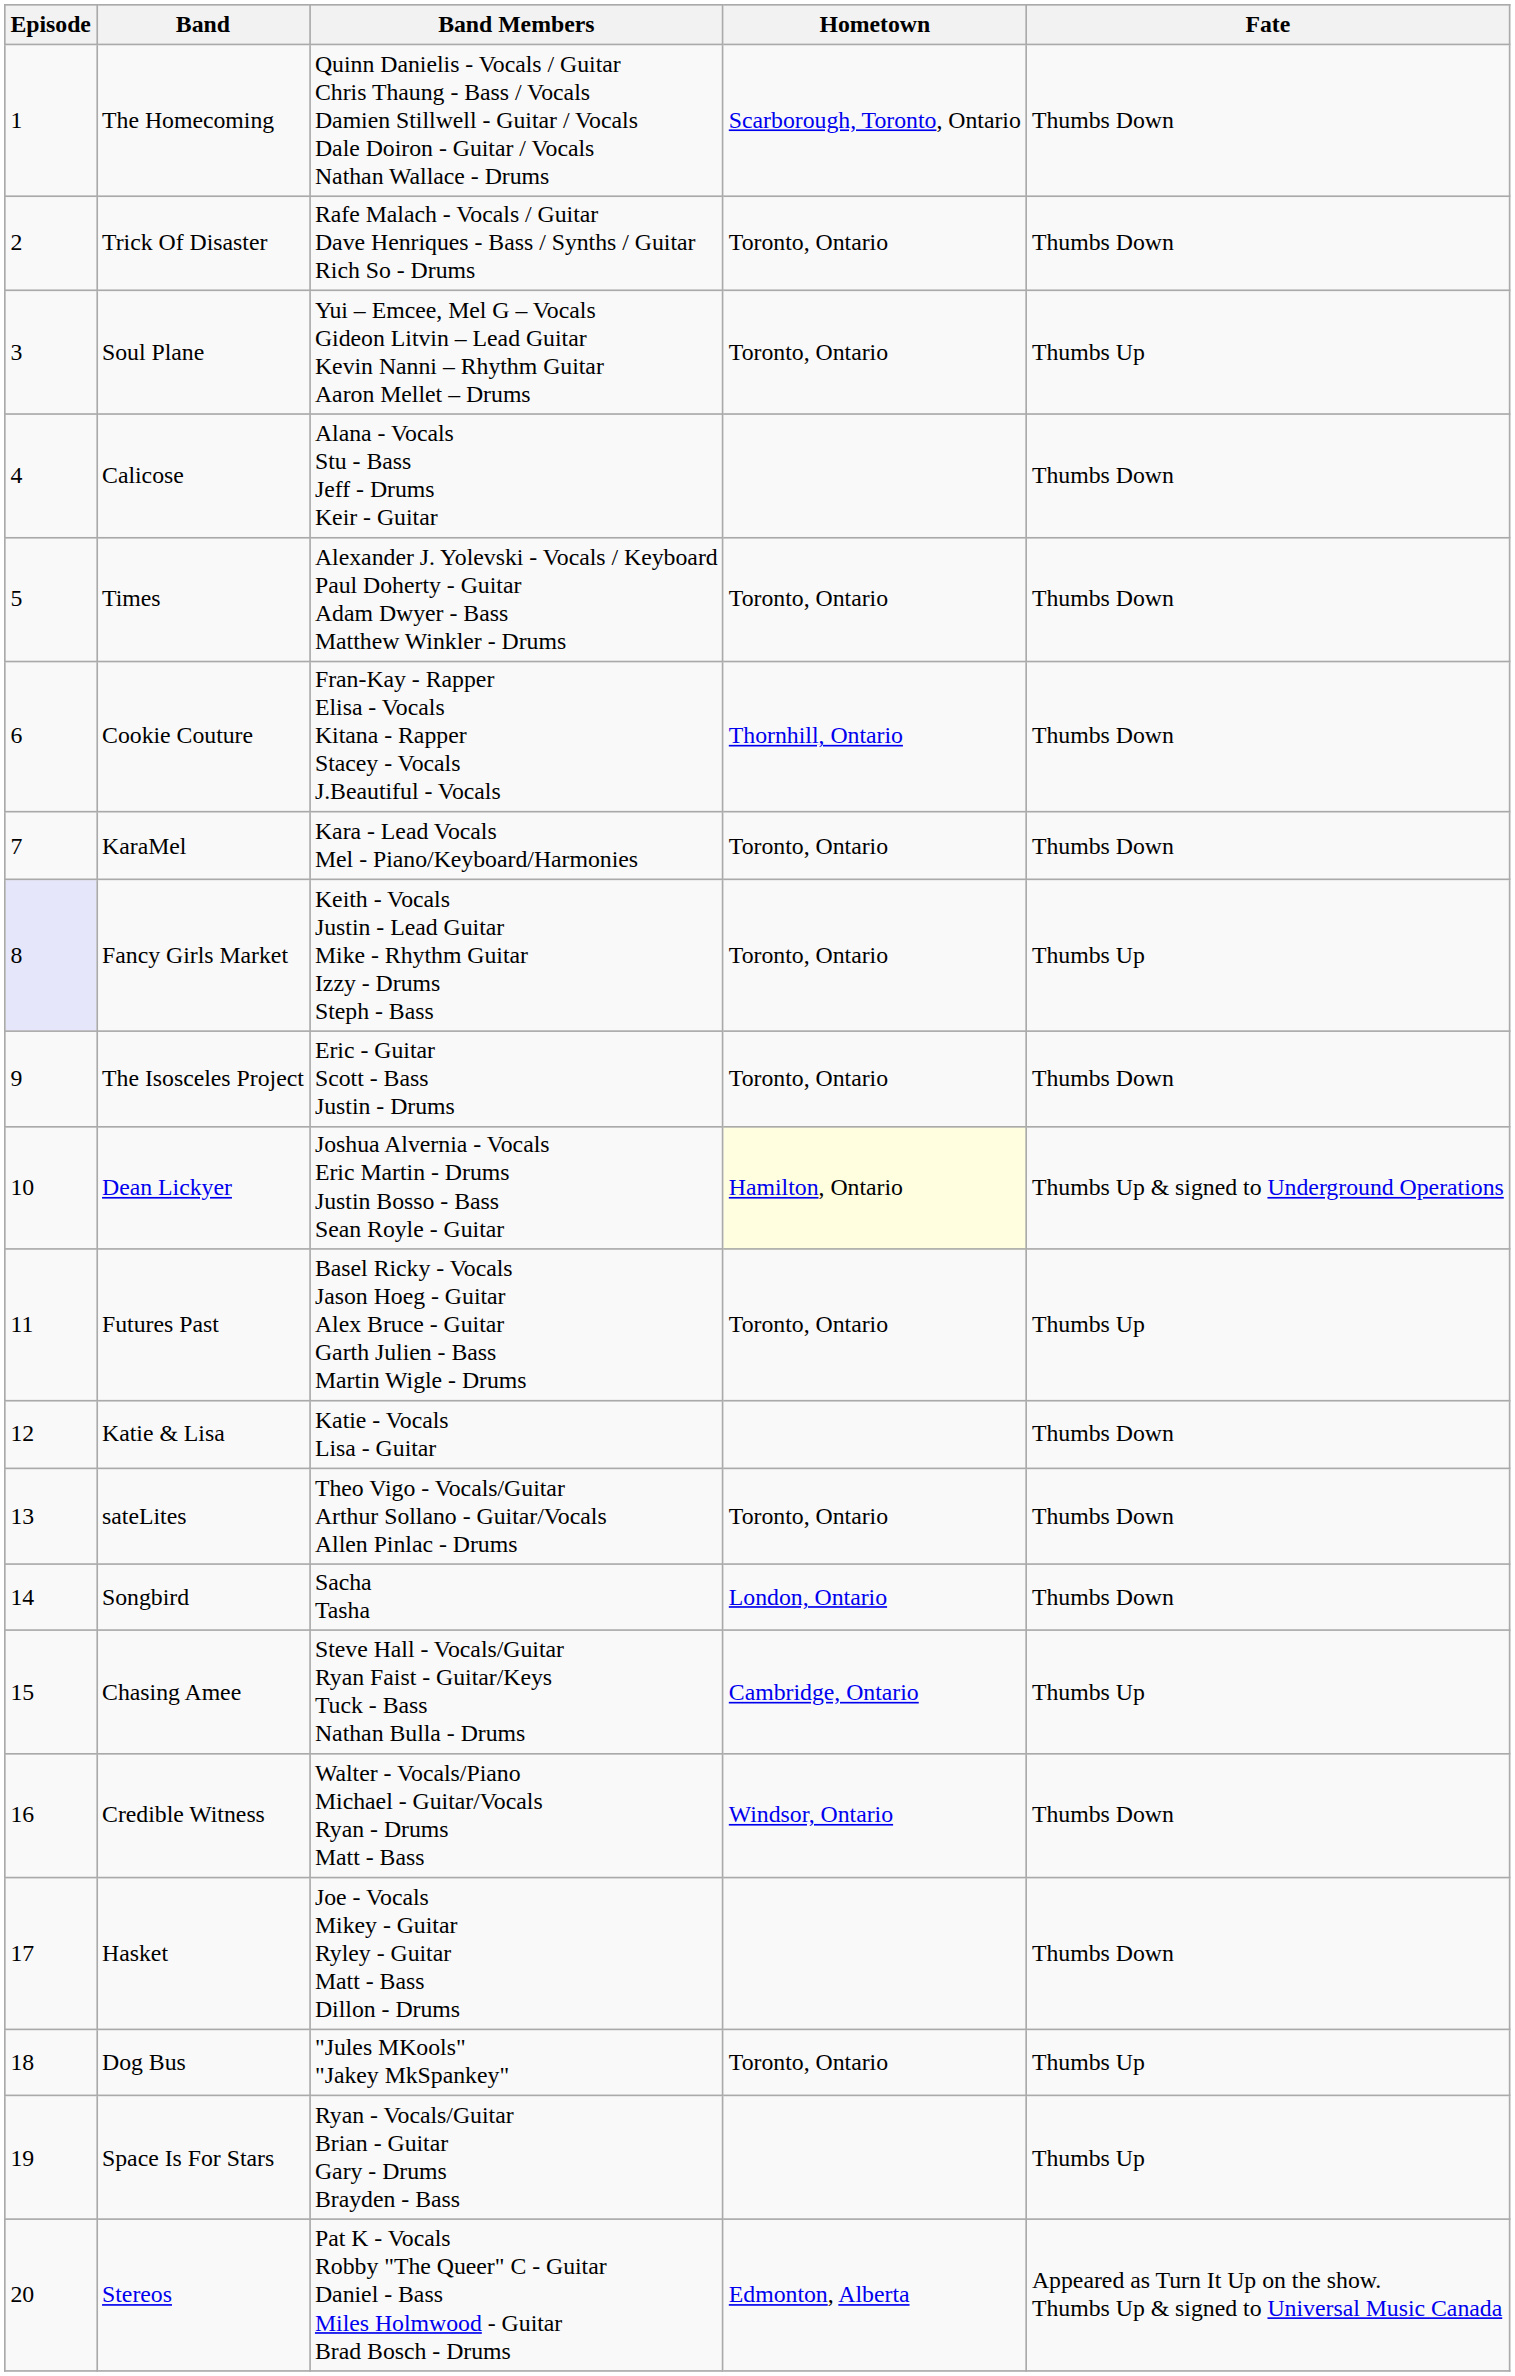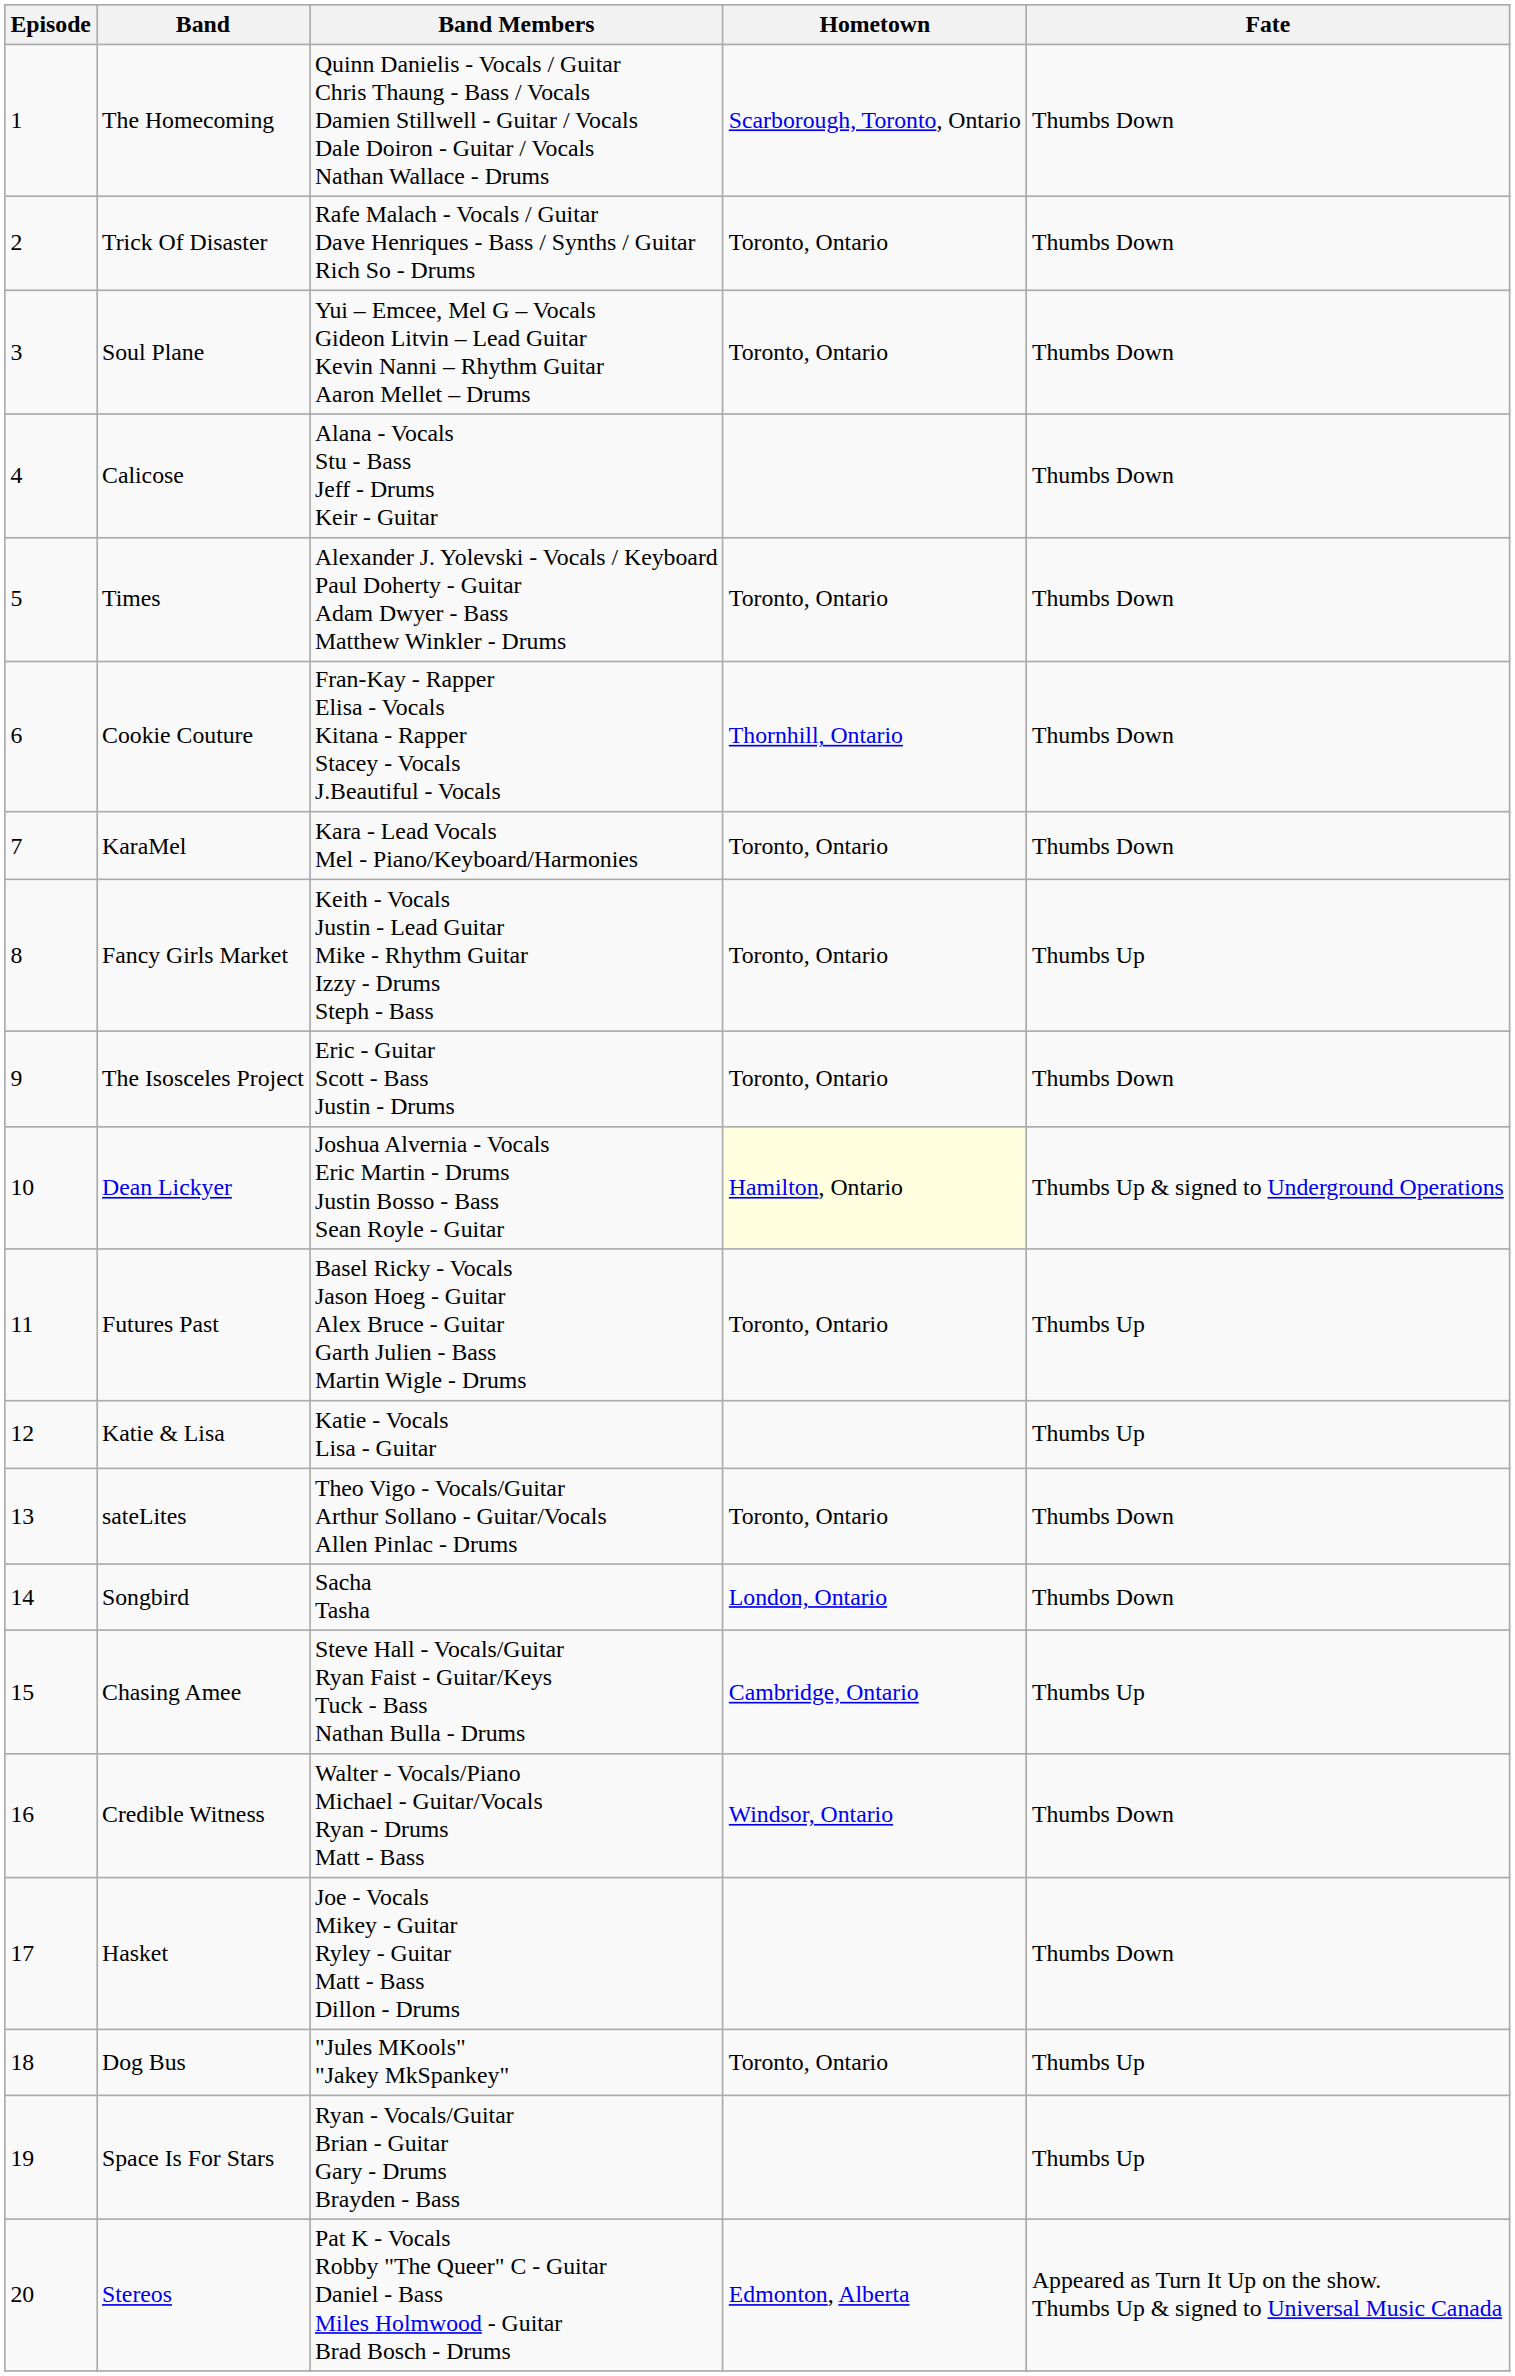(1088, 352) Thumbs Up -> (1103, 352) Thumbs Down
(16, 955) lavender background -> (16, 955) no background
(1103, 1434) Thumbs Down -> (1088, 1434) Thumbs Up
